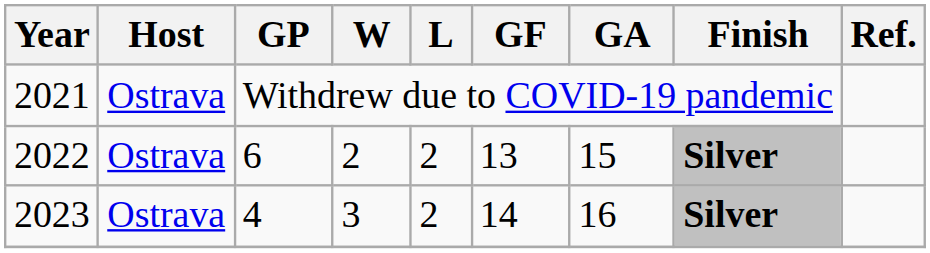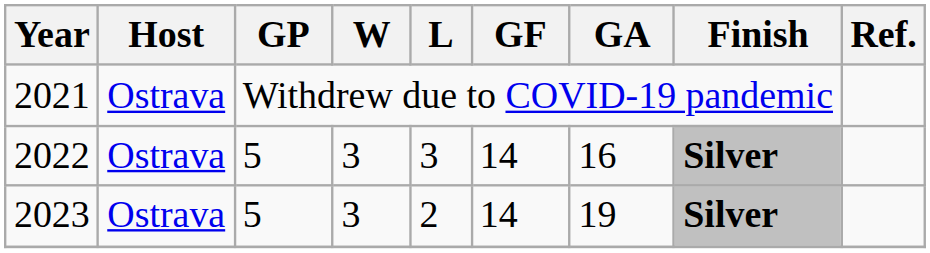(252, 154) 6 -> (252, 154) 5
(351, 154) 2 -> (351, 154) 3
(429, 154) 2 -> (429, 154) 3
(499, 154) 13 -> (499, 154) 14
(597, 154) 15 -> (597, 154) 16
(252, 214) 4 -> (252, 214) 5
(597, 214) 16 -> (597, 214) 19
